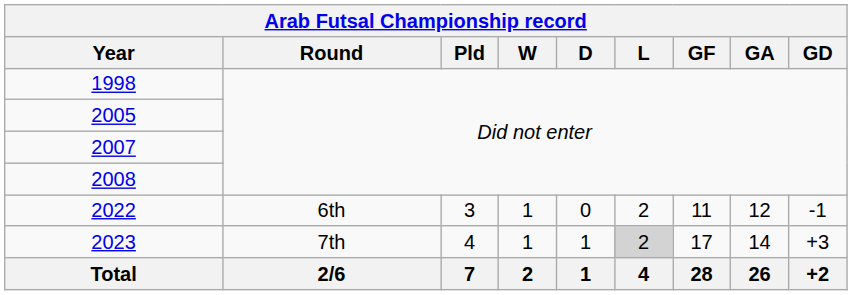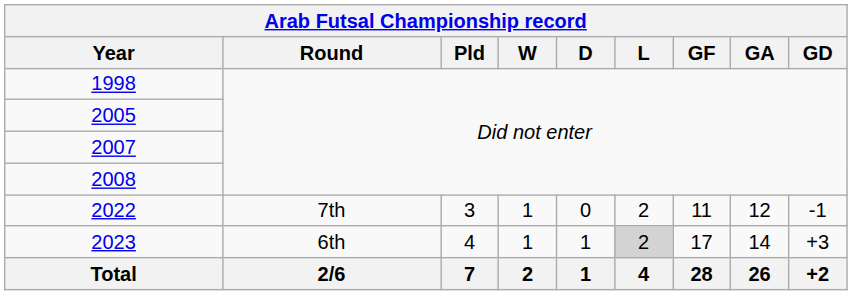(332, 211) 6th -> (332, 211) 7th
(332, 242) 7th -> (332, 242) 6th
